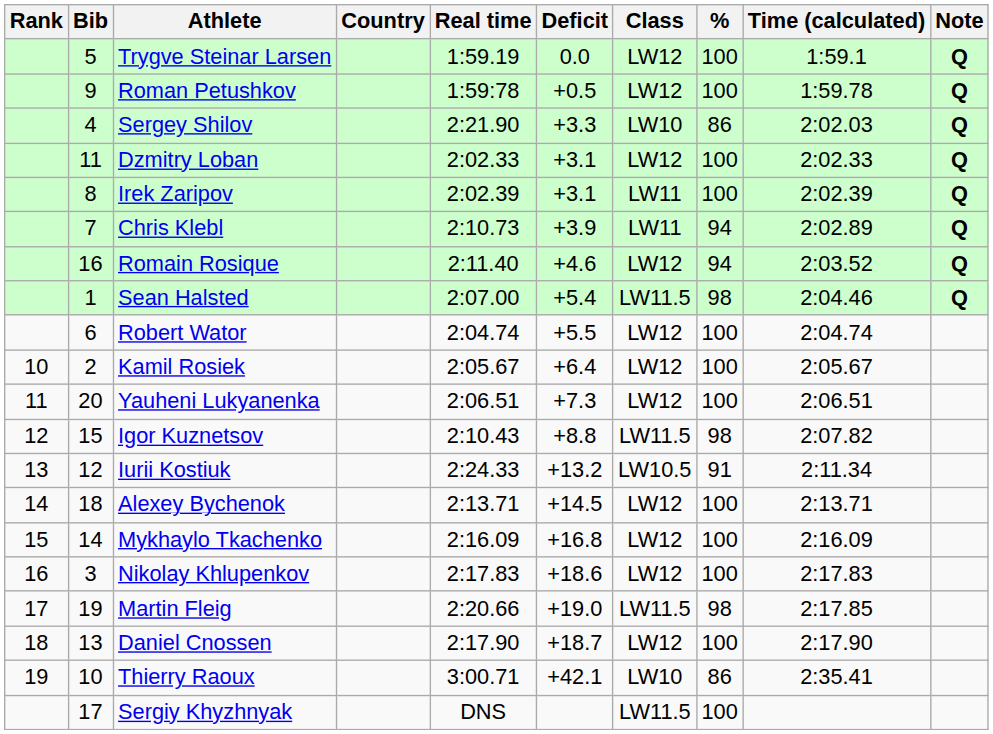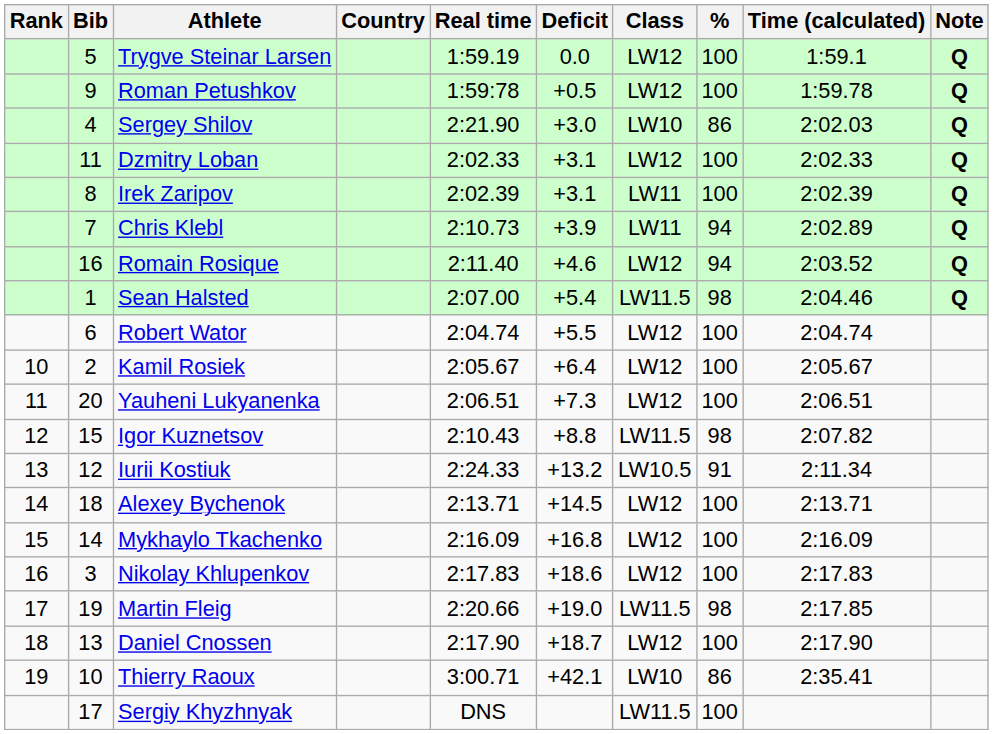(575, 125) +3.3 -> (575, 125) +3.0
